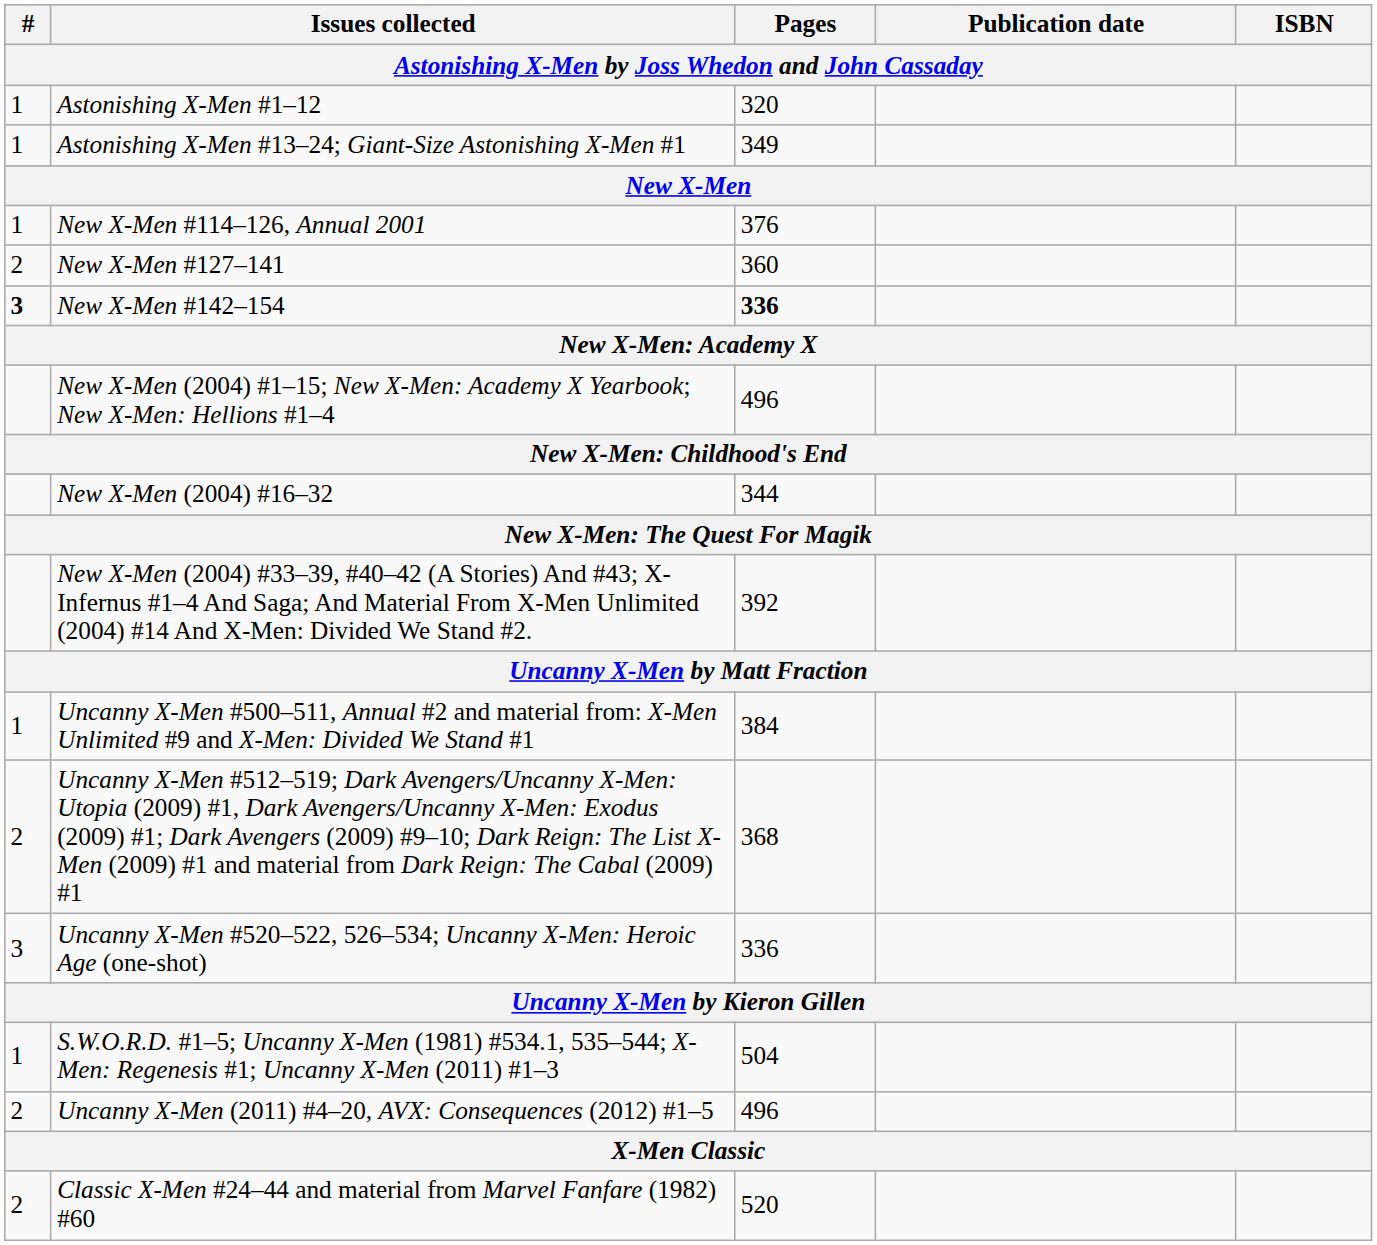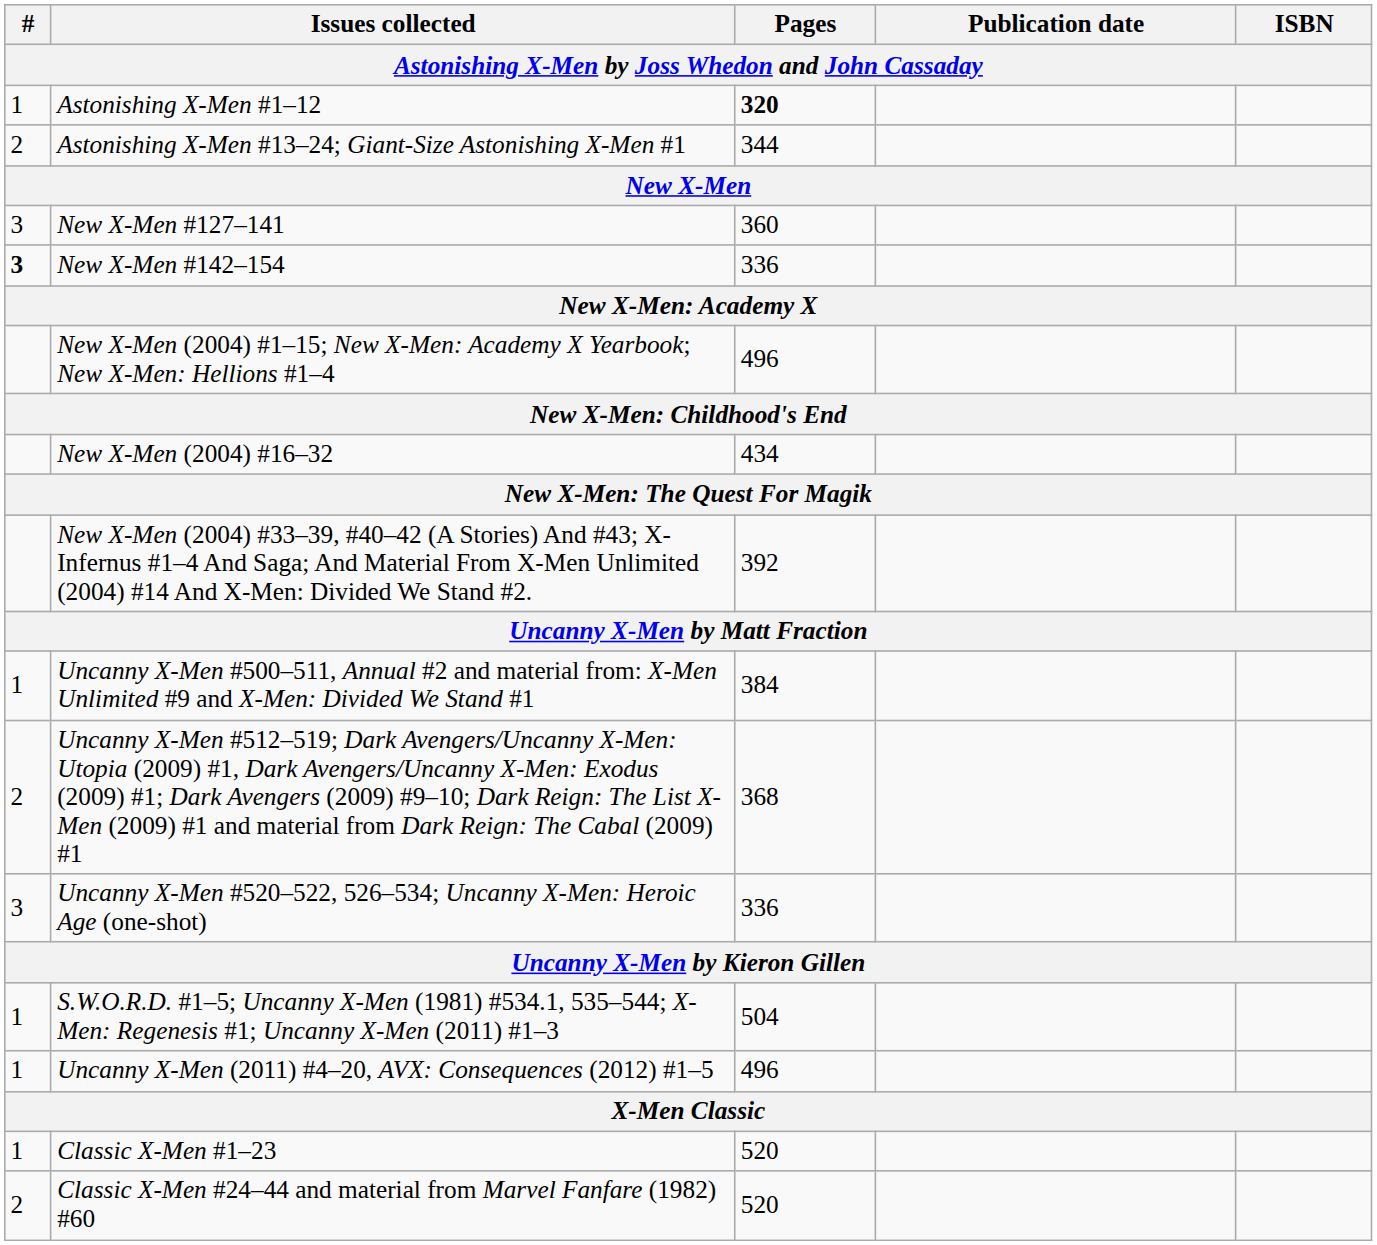(760, 104) normal -> (760, 104) bold
(17, 144) 1 -> (17, 144) 2
(760, 144) 349 -> (760, 144) 344
- row: (242, 225)
(17, 265) 2 -> (17, 225) 3
(760, 305) bold -> (760, 265) normal
(760, 494) 344 -> (760, 453) 434
(17, 1110) 2 -> (17, 1070) 1
+ row: (167, 1150)
